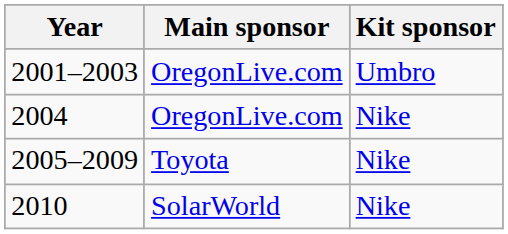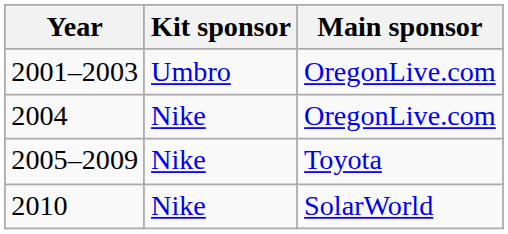columns swapped: (426, 26) <-> (247, 26)
